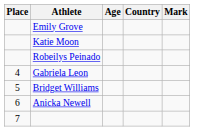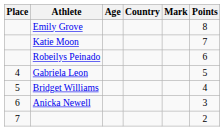+ column: (205, 12)
